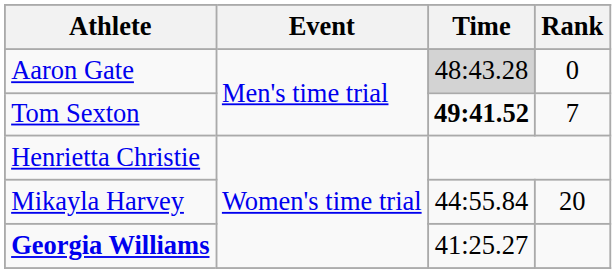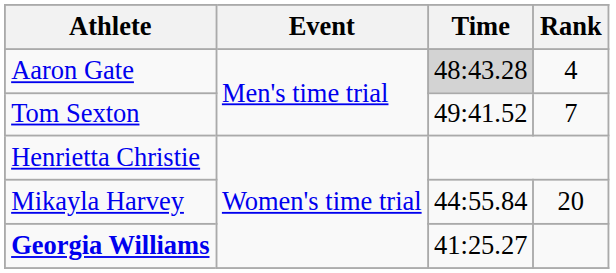(572, 70) 0 -> (571, 70) 4
(481, 114) bold -> (481, 114) normal
